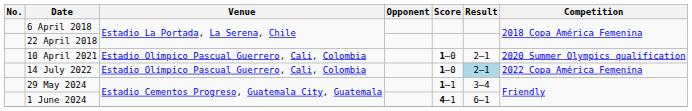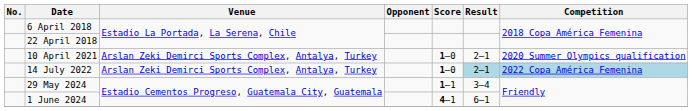(234, 56) Estadio Olímpico Pascual Guerrero, Cali, Colombia -> (239, 56) Arslan Zeki Demirci Sports Complex, Antalya, Turkey
(234, 70) Estadio Olímpico Pascual Guerrero, Cali, Colombia -> (239, 70) Arslan Zeki Demirci Sports Complex, Antalya, Turkey
(572, 70) no background -> (572, 70) lightblue background
